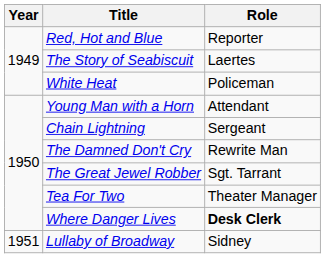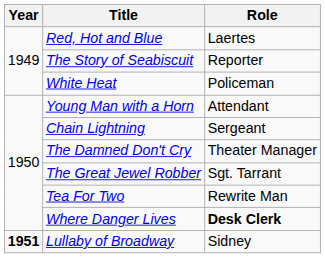(235, 38) Reporter -> (231, 38) Laertes
(231, 60) Laertes -> (235, 60) Reporter
(248, 151) Rewrite Man -> (262, 151) Theater Manager
(262, 196) Theater Manager -> (248, 196) Rewrite Man
(24, 241) normal -> (24, 241) bold
